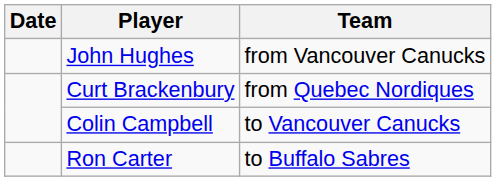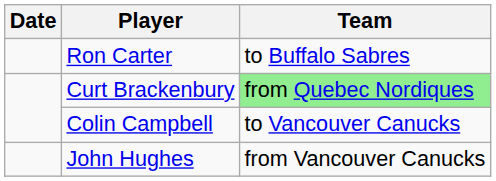rows swapped: (119, 158) <-> (130, 55)
(359, 90) no background -> (359, 90) lightgreen background
